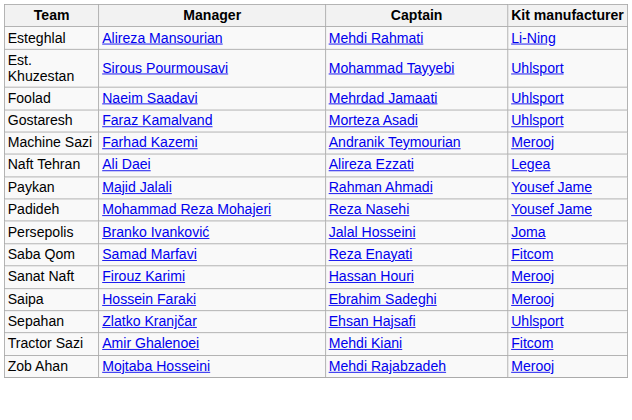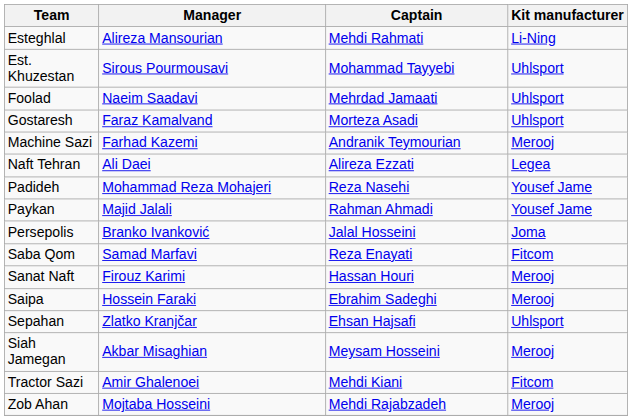rows swapped: (34, 210) <-> (31, 187)
+ row: (37, 352)
